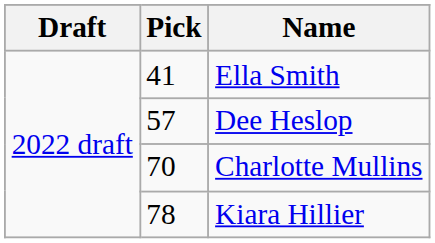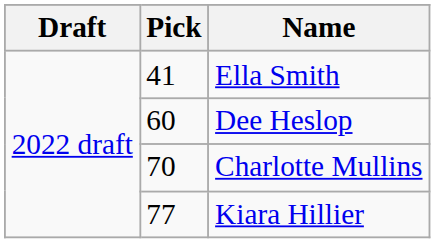(161, 120) 57 -> (161, 120) 60
(161, 213) 78 -> (161, 213) 77
